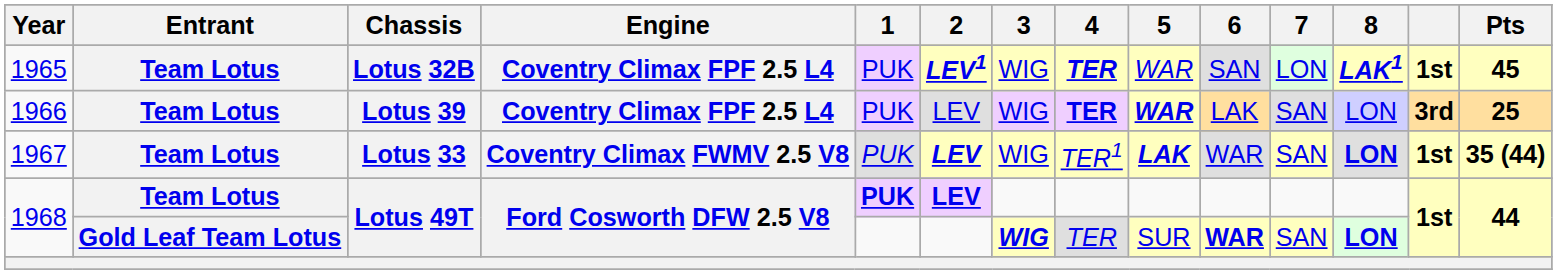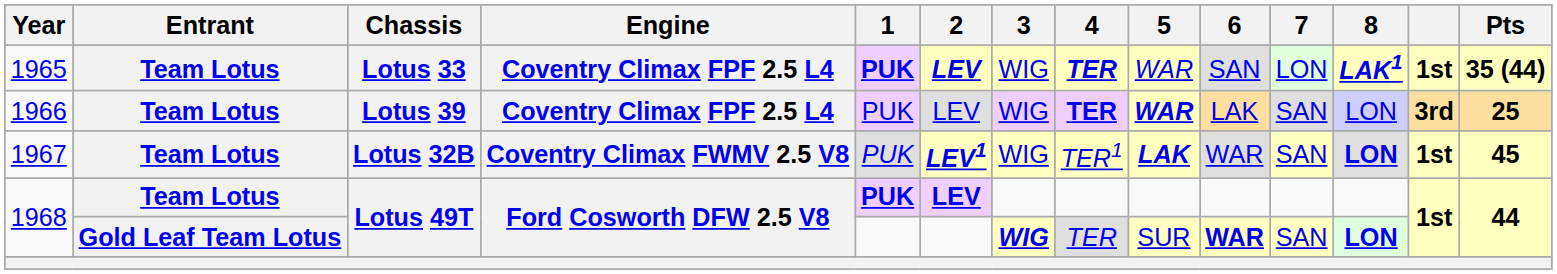(414, 68) Lotus 32B -> (414, 68) Lotus 33
(888, 68) normal -> (888, 68) bold
(956, 68) LEV1 -> (956, 68) LEV
(1506, 68) 45 -> (1506, 68) 35 (44)
(414, 155) Lotus 33 -> (414, 155) Lotus 32B
(956, 155) LEV -> (956, 155) LEV1
(1506, 155) 35 (44) -> (1506, 155) 45
